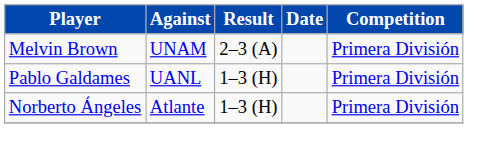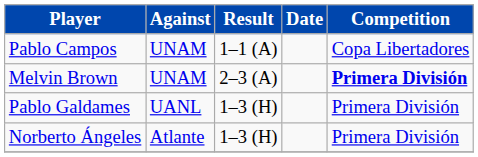+ row: (63, 48)
(395, 48) normal -> (400, 78) bold
